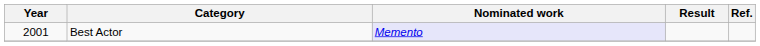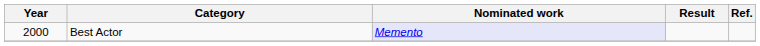(36, 31) 2001 -> (36, 31) 2000
